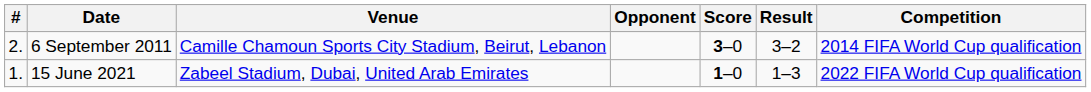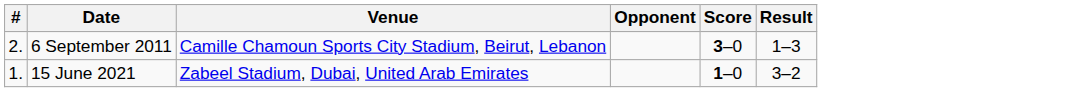- column: (951, 18)
(786, 45) 3–2 -> (786, 45) 1–3
(786, 73) 1–3 -> (786, 73) 3–2
